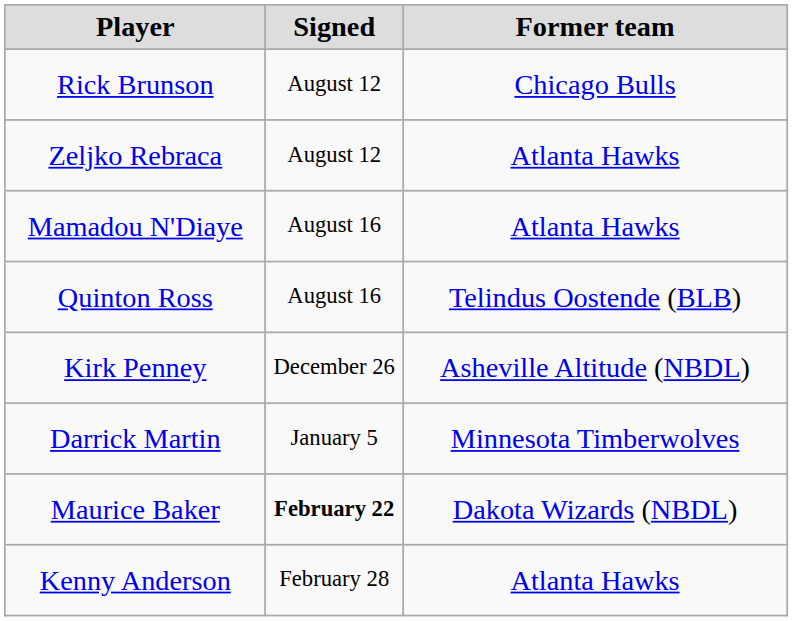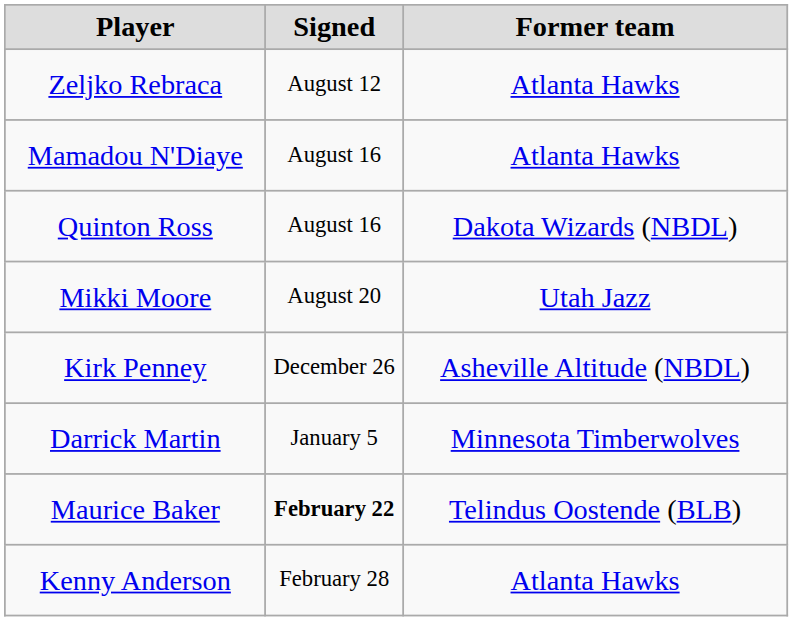- row: (135, 84)
(595, 297) Telindus Oostende (BLB) -> (595, 226) Dakota Wizards (NBDL)
+ row: (135, 297)
(595, 509) Dakota Wizards (NBDL) -> (595, 509) Telindus Oostende (BLB)
